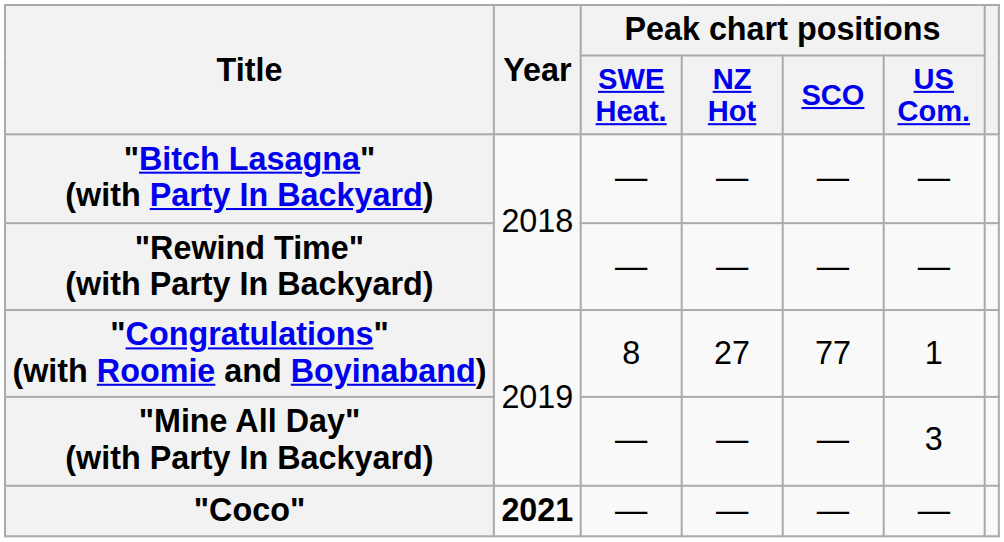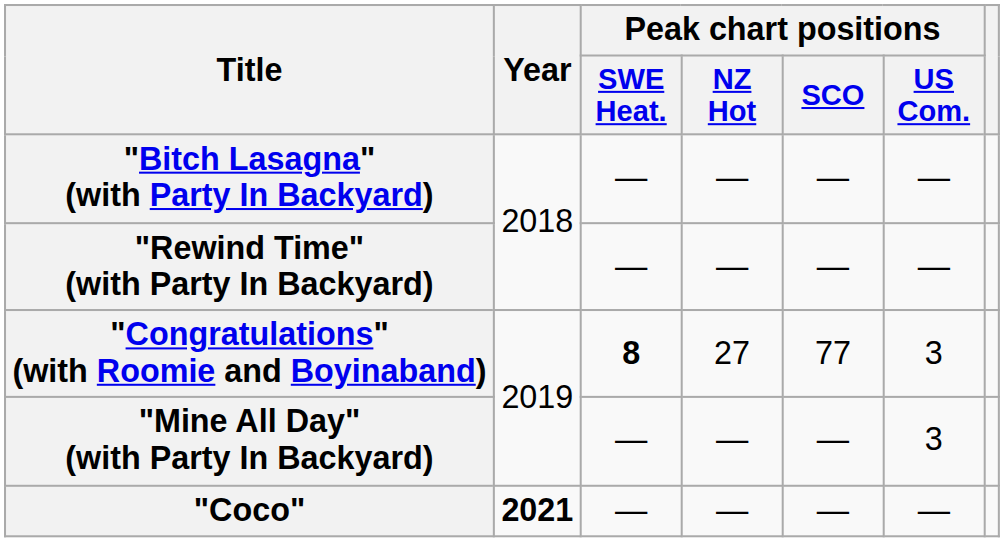(631, 353) normal -> (631, 353) bold
(934, 353) 1 -> (934, 353) 3
